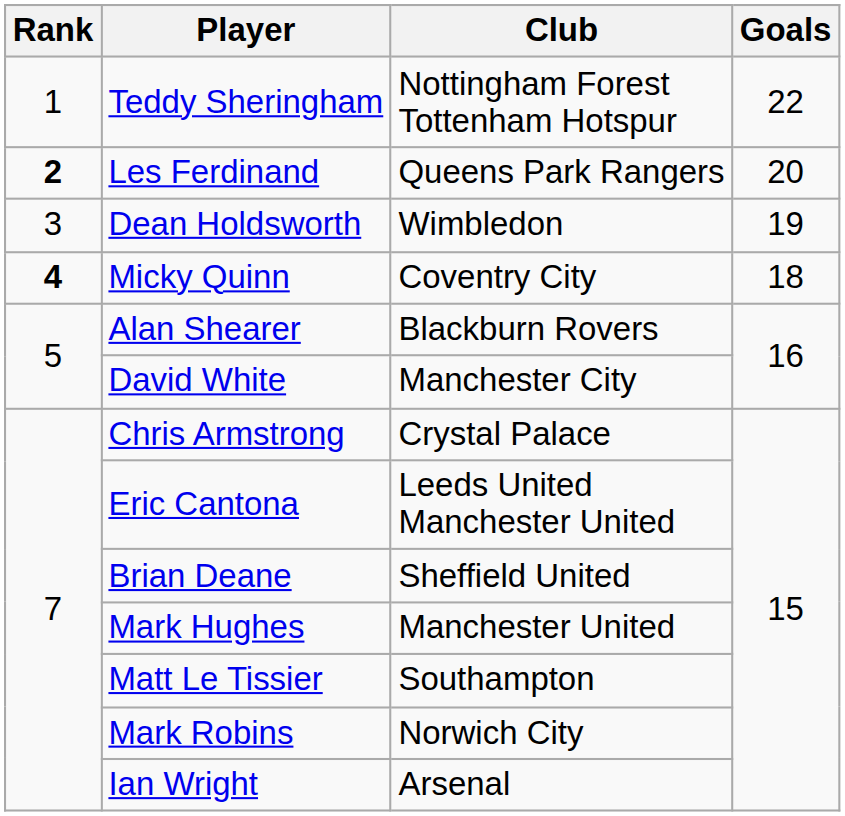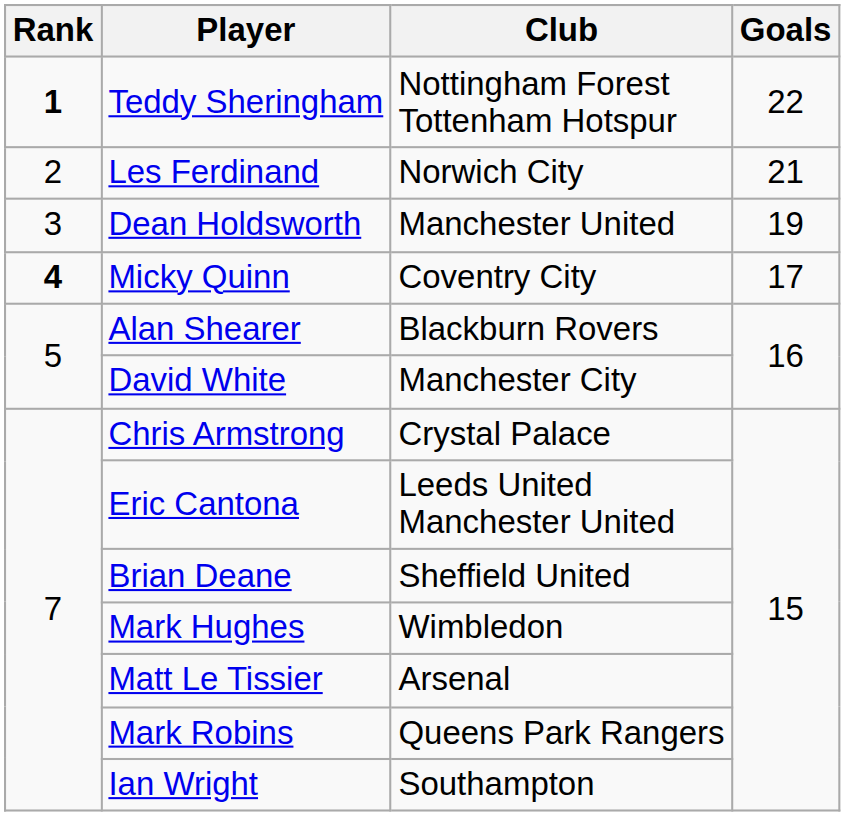(53, 101) normal -> (53, 101) bold
(53, 172) bold -> (53, 172) normal
(562, 172) Queens Park Rangers -> (491, 172) Norwich City
(786, 172) 20 -> (786, 172) 21
(481, 224) Wimbledon -> (537, 224) Manchester United
(786, 276) 18 -> (786, 276) 17
(537, 627) Manchester United -> (481, 627) Wimbledon
(497, 679) Southampton -> (454, 679) Arsenal
(491, 732) Norwich City -> (562, 732) Queens Park Rangers
(454, 784) Arsenal -> (497, 784) Southampton
